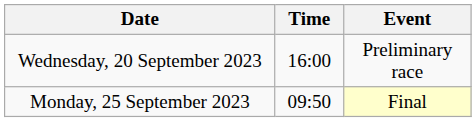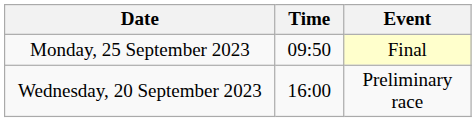rows swapped: (140, 60) <-> (140, 101)
